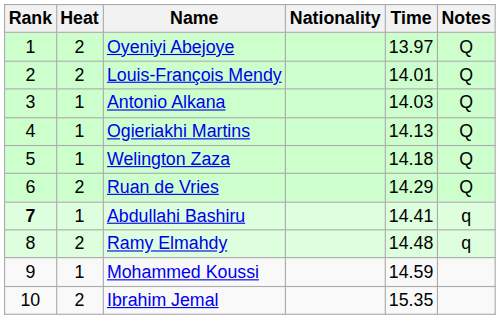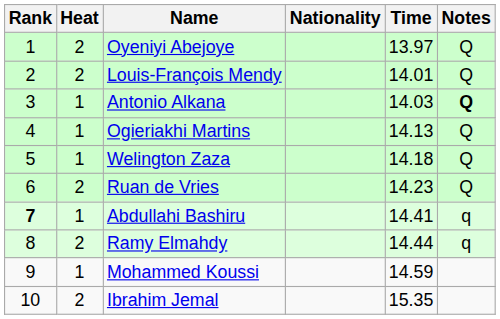(466, 103) normal -> (466, 103) bold
(411, 187) 14.29 -> (411, 187) 14.23
(411, 243) 14.48 -> (411, 243) 14.44
